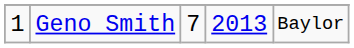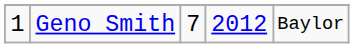(239, 24) 2013 -> (239, 24) 2012
